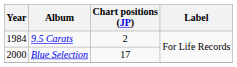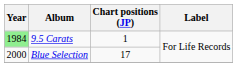(17, 39) no background -> (17, 39) lightgreen background
(125, 39) 2 -> (125, 39) 1
